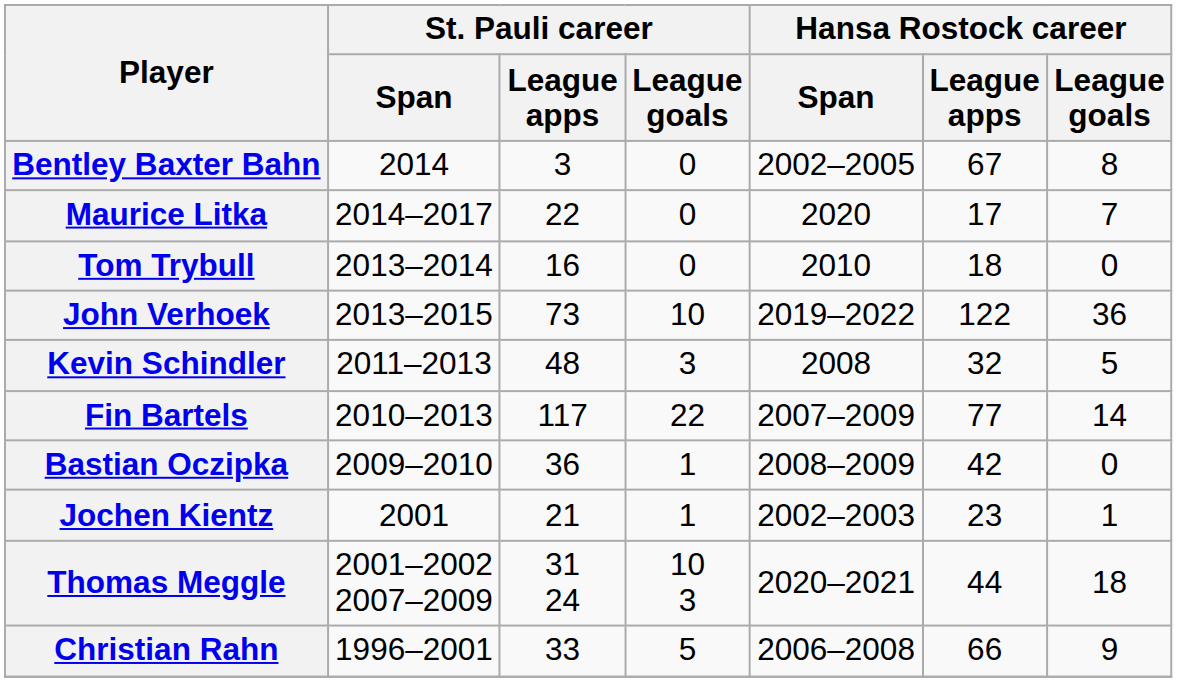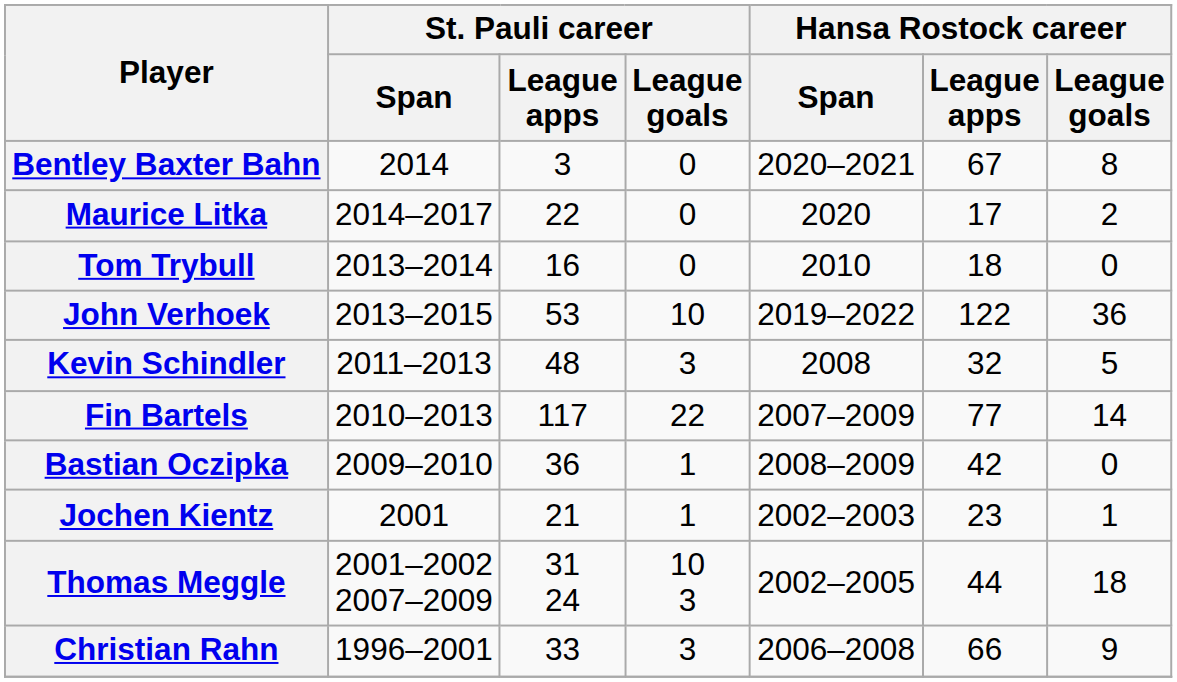(836, 164) 2002–2005 -> (836, 164) 2020–2021
(1110, 214) 7 -> (1110, 214) 2
(563, 314) 73 -> (563, 314) 53
(836, 582) 2020–2021 -> (836, 582) 2002–2005
(687, 650) 5 -> (687, 650) 3
